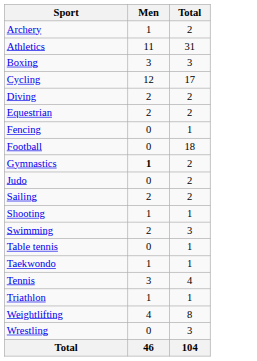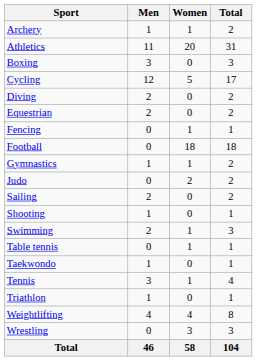+ column: (190, 12)
(149, 163) bold -> (149, 163) normal
